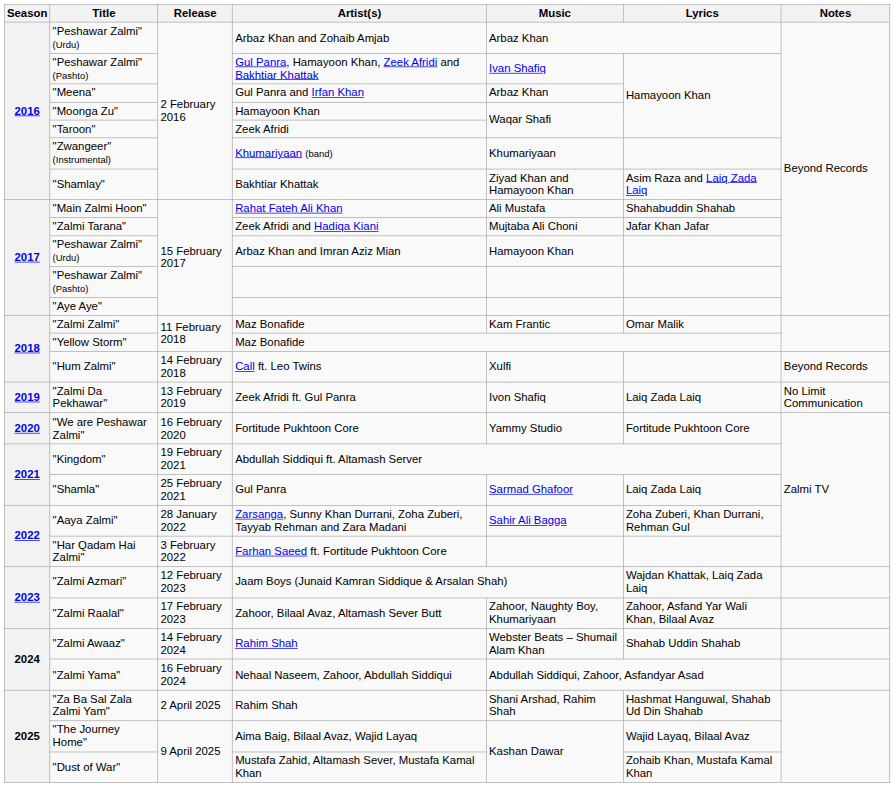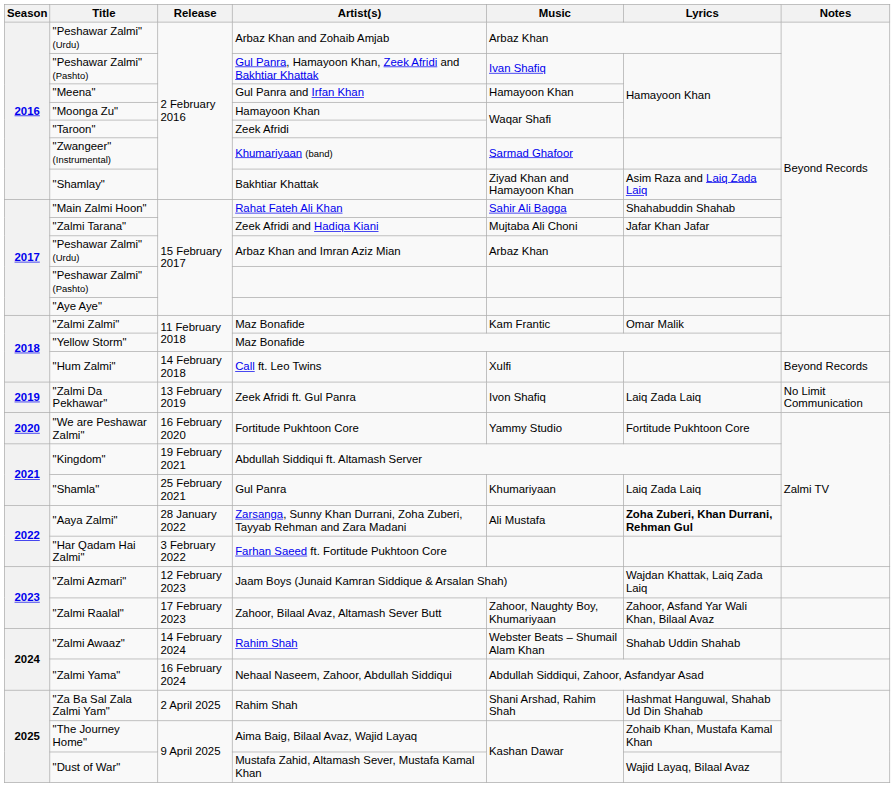(519, 93) Arbaz Khan -> (531, 93) Hamayoon Khan
(522, 153) Khumariyaan -> (531, 153) Sarmad Ghafoor
(517, 208) Ali Mustafa -> (528, 208) Sahir Ali Bagga
(531, 251) Hamayoon Khan -> (519, 251) Arbaz Khan
(531, 490) Sarmad Ghafoor -> (522, 490) Khumariyaan
(528, 520) Sahir Ali Bagga -> (517, 520) Ali Mustafa
(695, 520) normal -> (699, 520) bold
(688, 736) Wajid Layaq, Bilaal Avaz -> (699, 736) Zohaib Khan, Mustafa Kamal Khan
(699, 767) Zohaib Khan, Mustafa Kamal Khan -> (688, 767) Wajid Layaq, Bilaal Avaz
